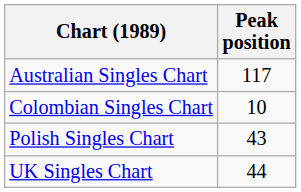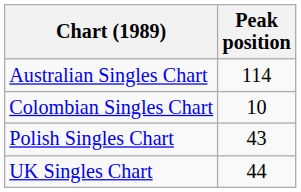(257, 75) 117 -> (257, 75) 114
